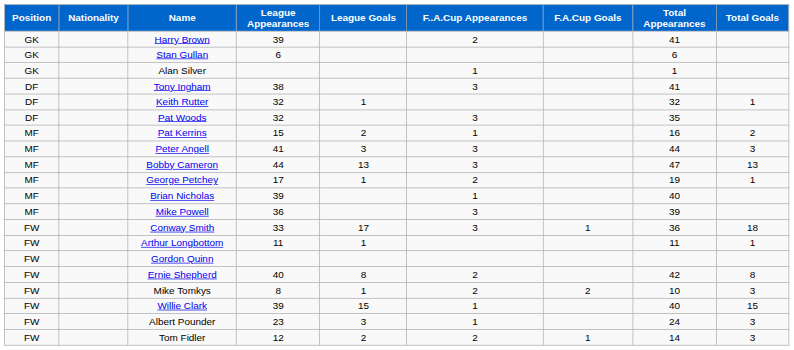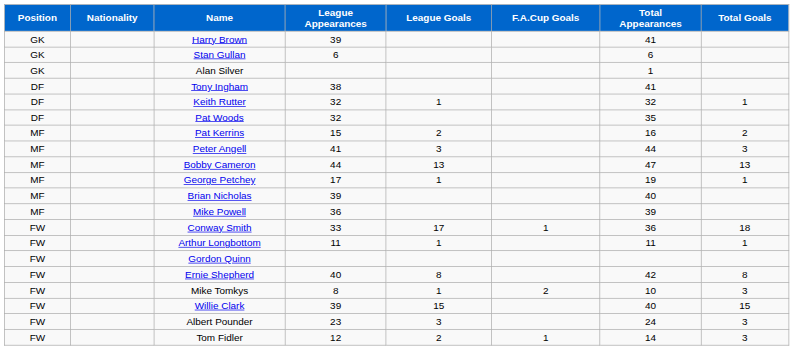- column: (475, 18)
